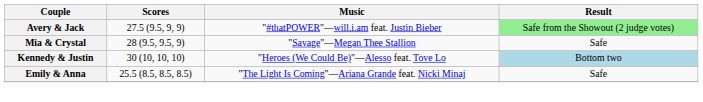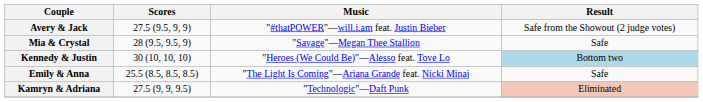(598, 27) lightgreen background -> (600, 27) no background
+ row: (59, 89)
